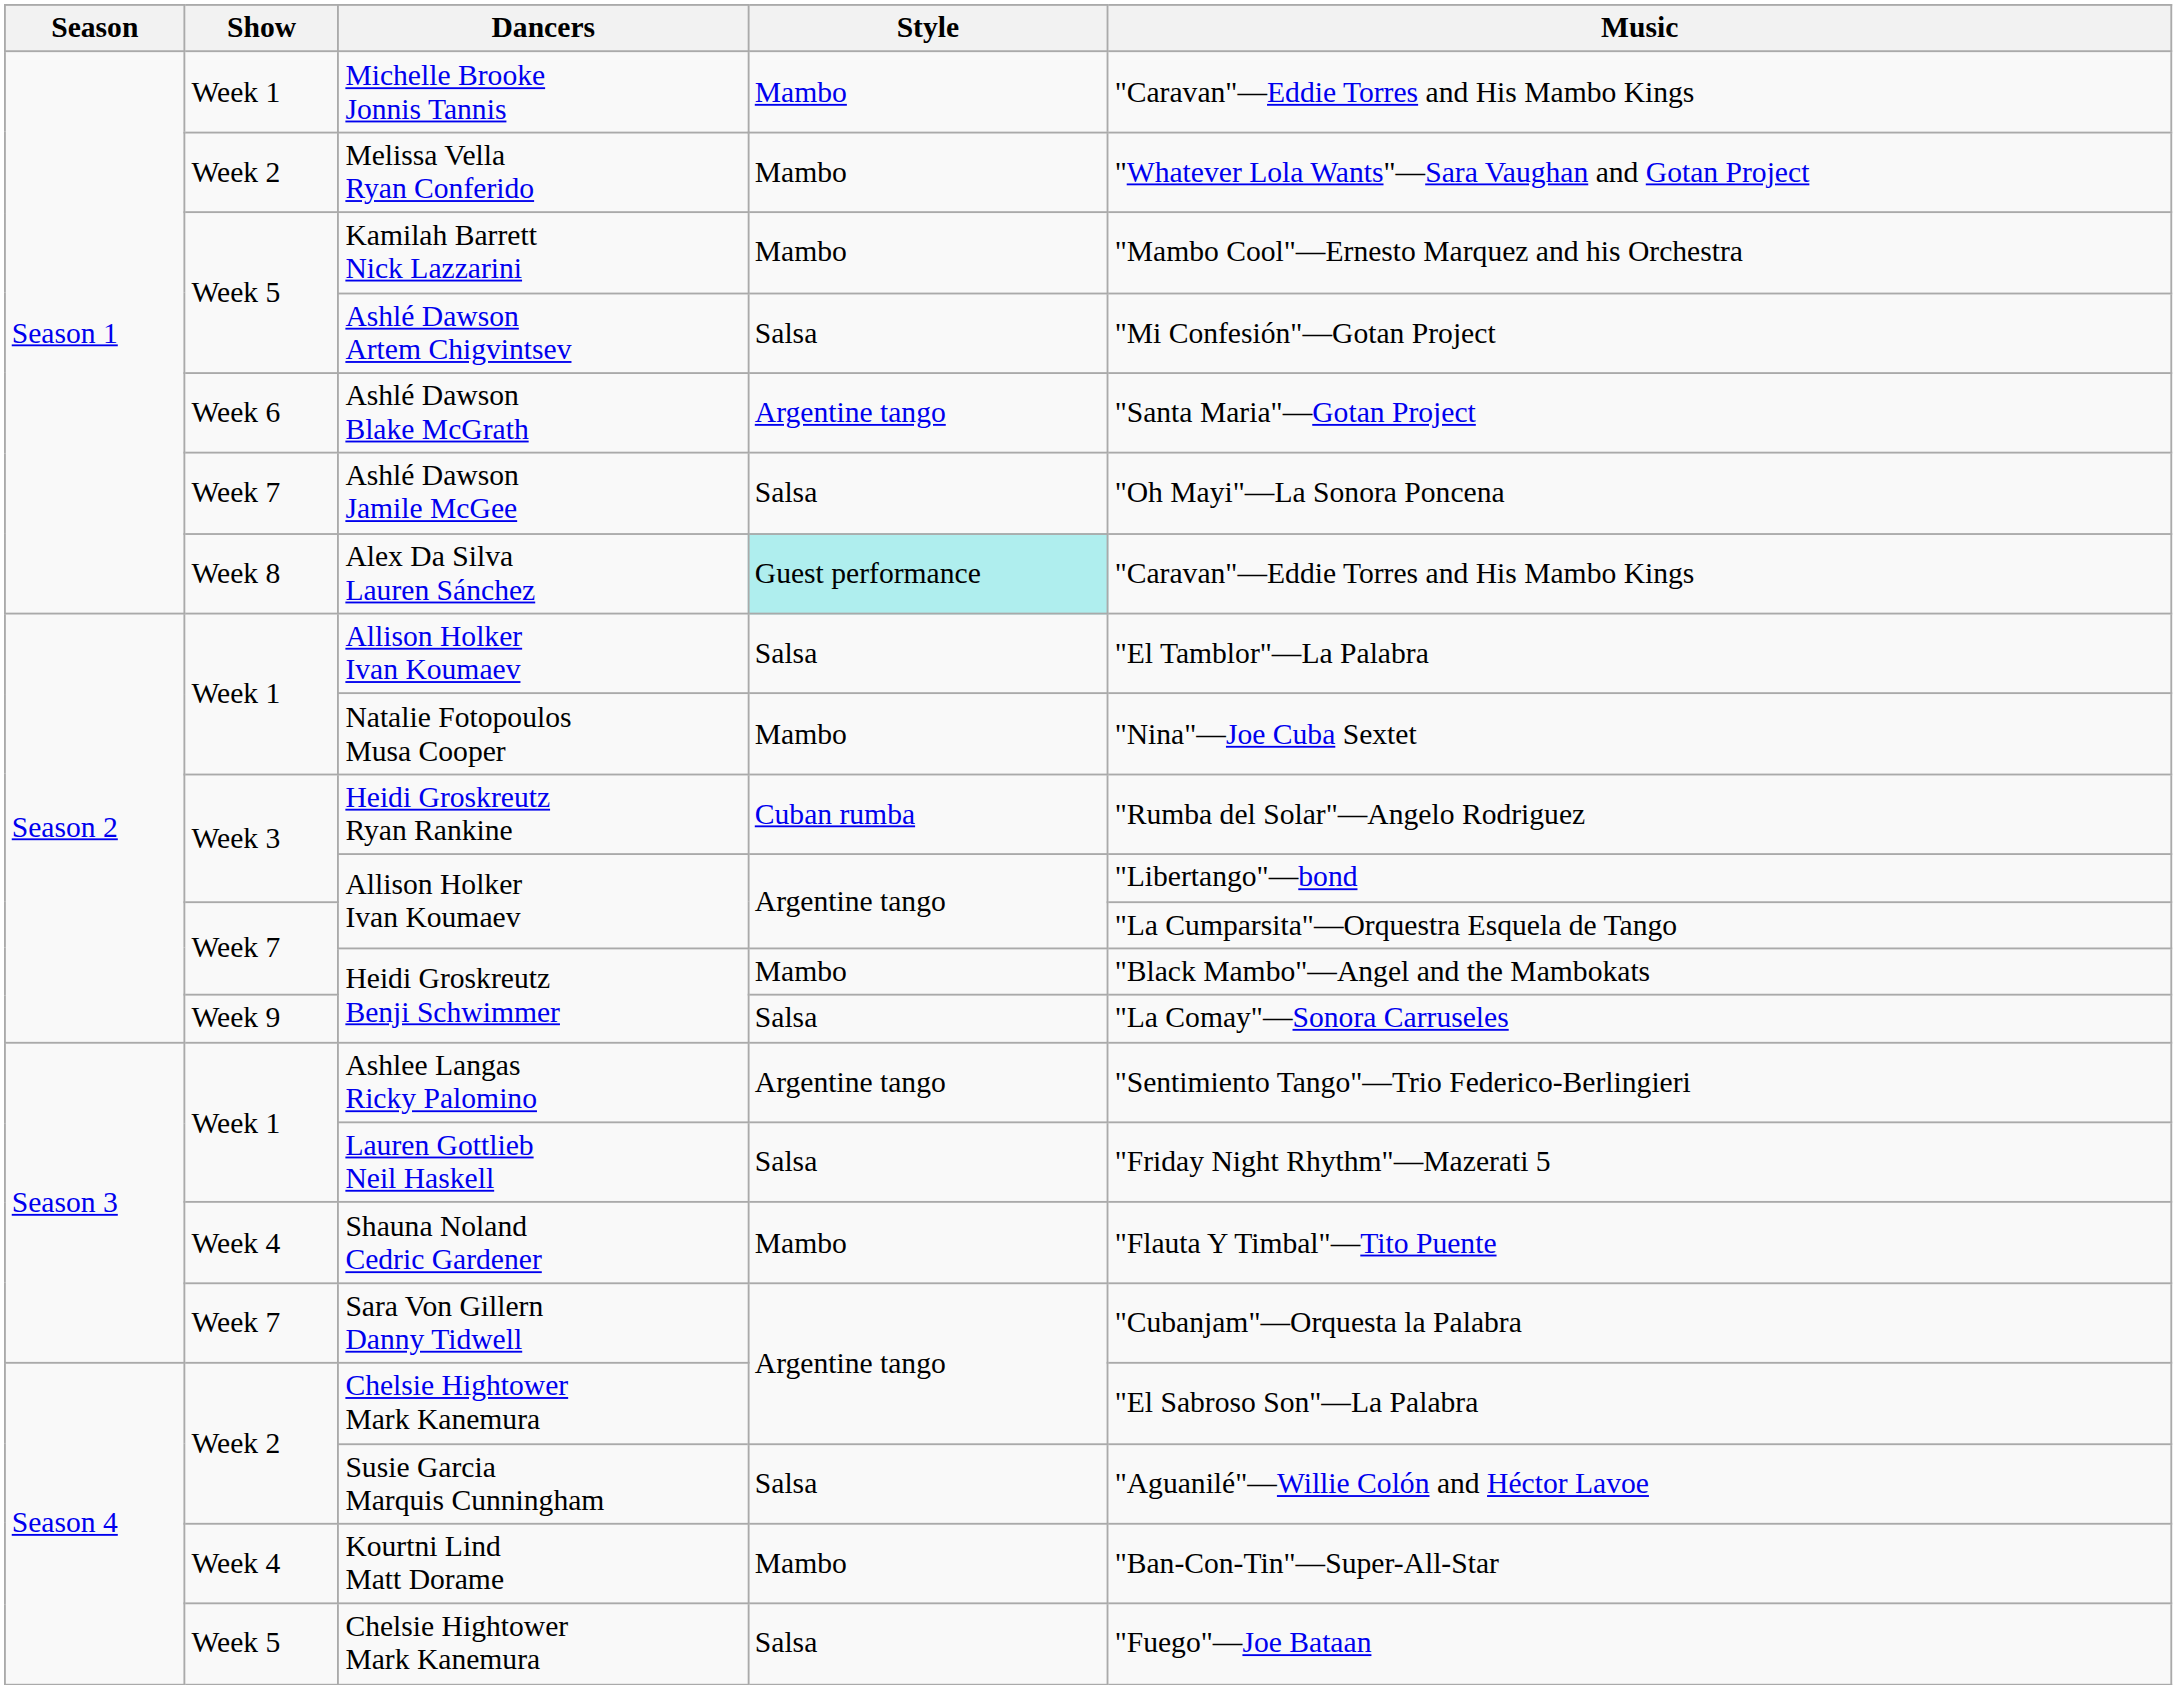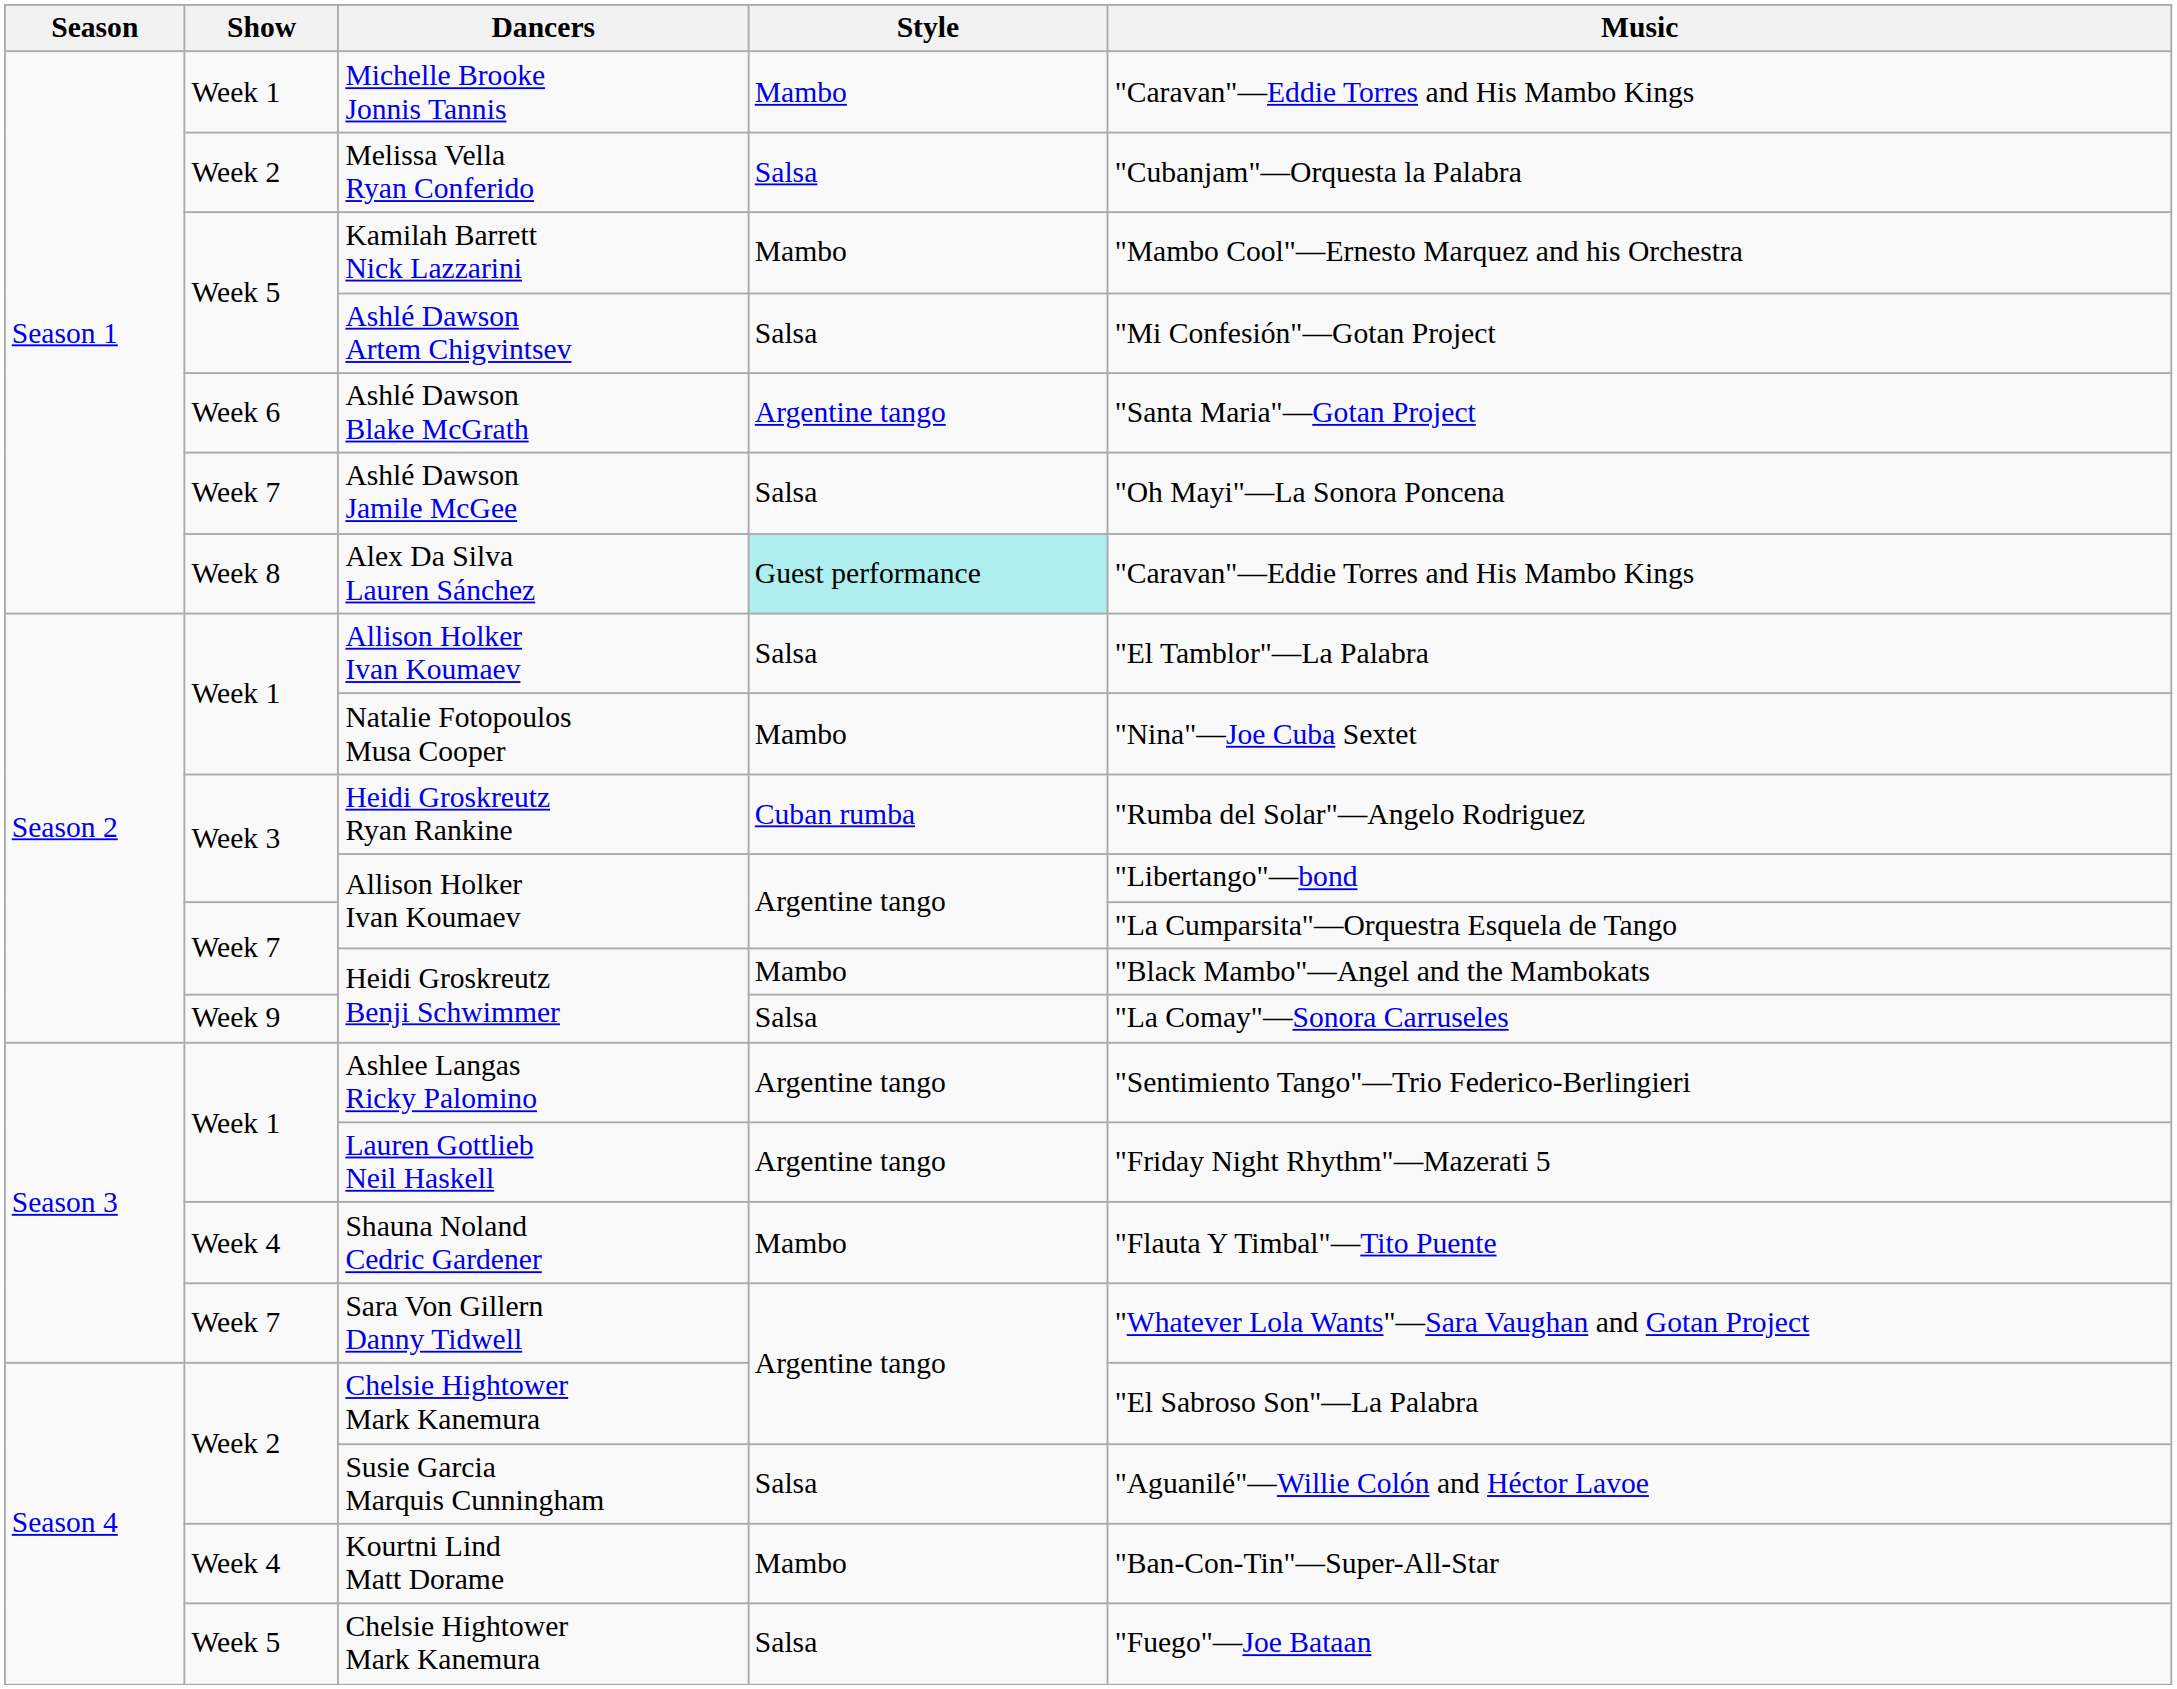(801, 171) Mambo -> (786, 171) Salsa
(1462, 171) "Whatever Lola Wants"—Sara Vaughan and Gotan Project -> (1318, 171) "Cubanjam"—Orquesta la Palabra
(786, 1162) Salsa -> (850, 1162) Argentine tango
(1318, 1322) "Cubanjam"—Orquesta la Palabra -> (1462, 1322) "Whatever Lola Wants"—Sara Vaughan and Gotan Project
